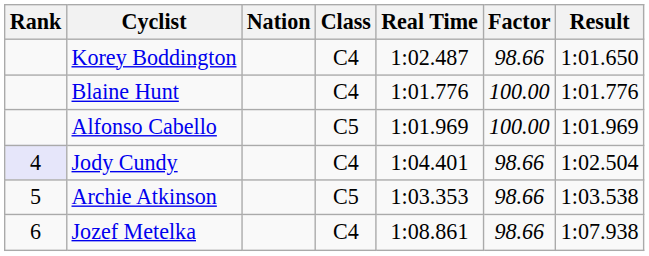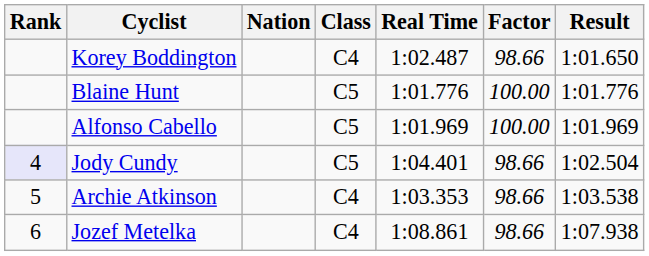(346, 92) C4 -> (346, 92) C5
(346, 162) C4 -> (346, 162) C5
(346, 197) C5 -> (346, 197) C4
